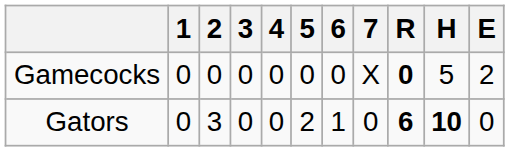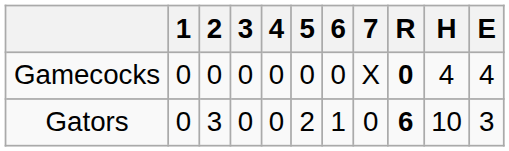(447, 75) 5 -> (447, 75) 4
(487, 75) 2 -> (487, 75) 4
(447, 121) bold -> (447, 121) normal
(487, 121) 0 -> (487, 121) 3
